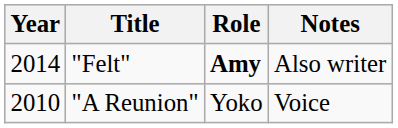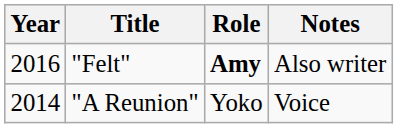(35, 63) 2014 -> (35, 63) 2016
(35, 102) 2010 -> (35, 102) 2014
